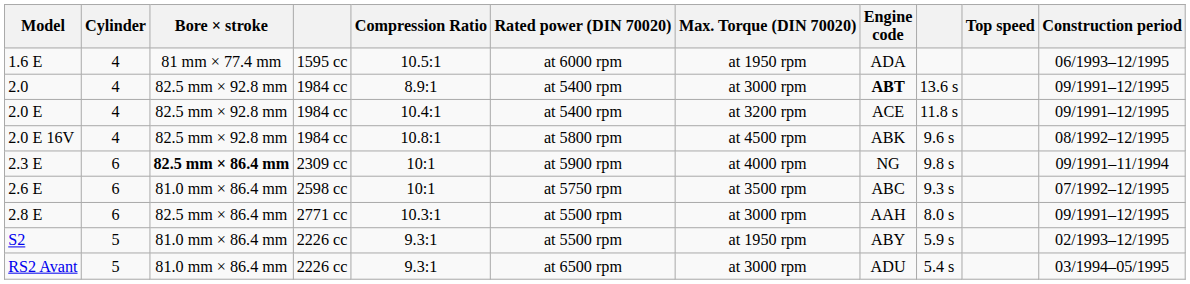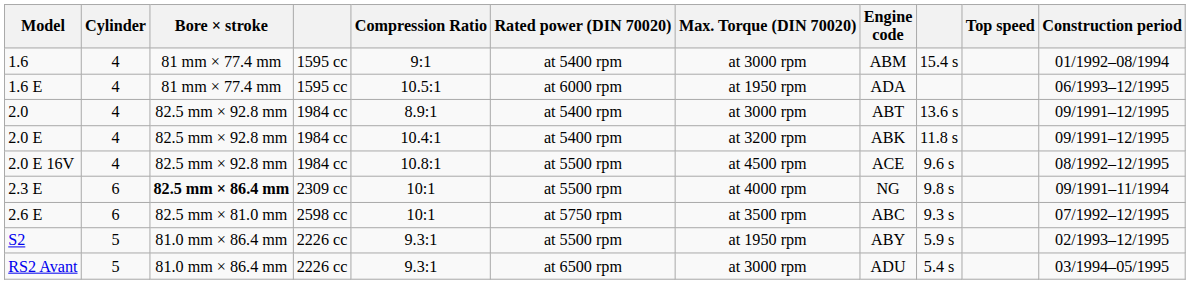+ row: (18, 61)
(888, 86) bold -> (888, 112) normal
(888, 112) ACE -> (888, 138) ABK
(583, 138) at 5800 rpm -> (583, 163) at 5500 rpm
(888, 138) ABK -> (888, 163) ACE
(583, 163) at 5900 rpm -> (583, 189) at 5500 rpm
(221, 189) 81.0 mm × 86.4 mm -> (221, 214) 82.5 mm × 81.0 mm
- row: (25, 214)
